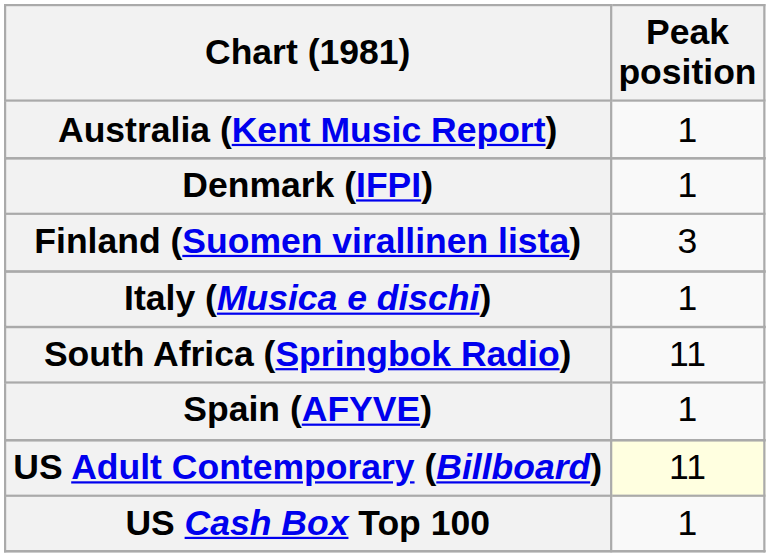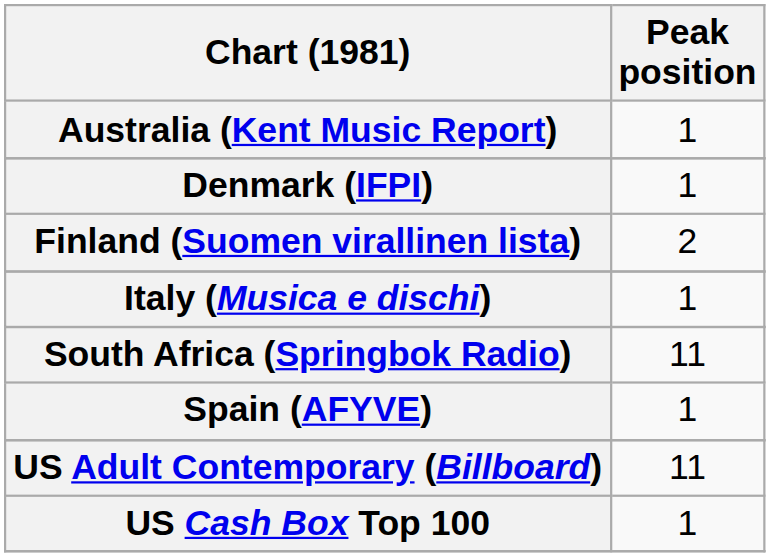(687, 241) 3 -> (687, 241) 2
(687, 466) lightyellow background -> (687, 466) no background
